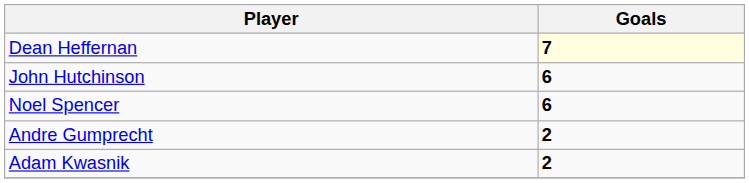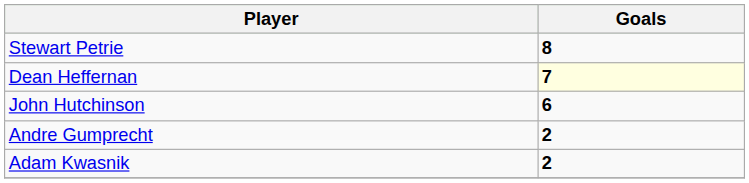+ row: (66, 47)
- row: (64, 105)
